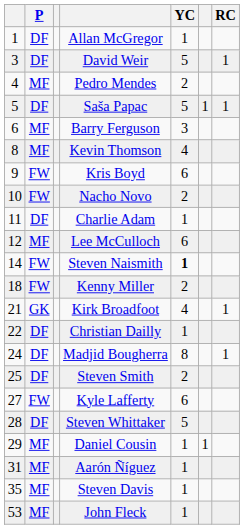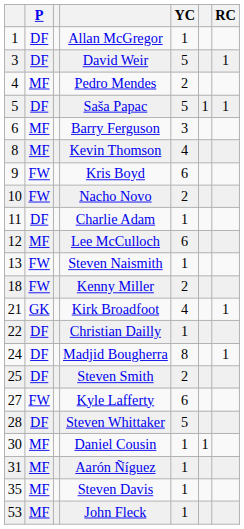(15, 264) 14 -> (15, 264) 13
(185, 264) bold -> (185, 264) normal
(15, 444) 29 -> (15, 444) 30
